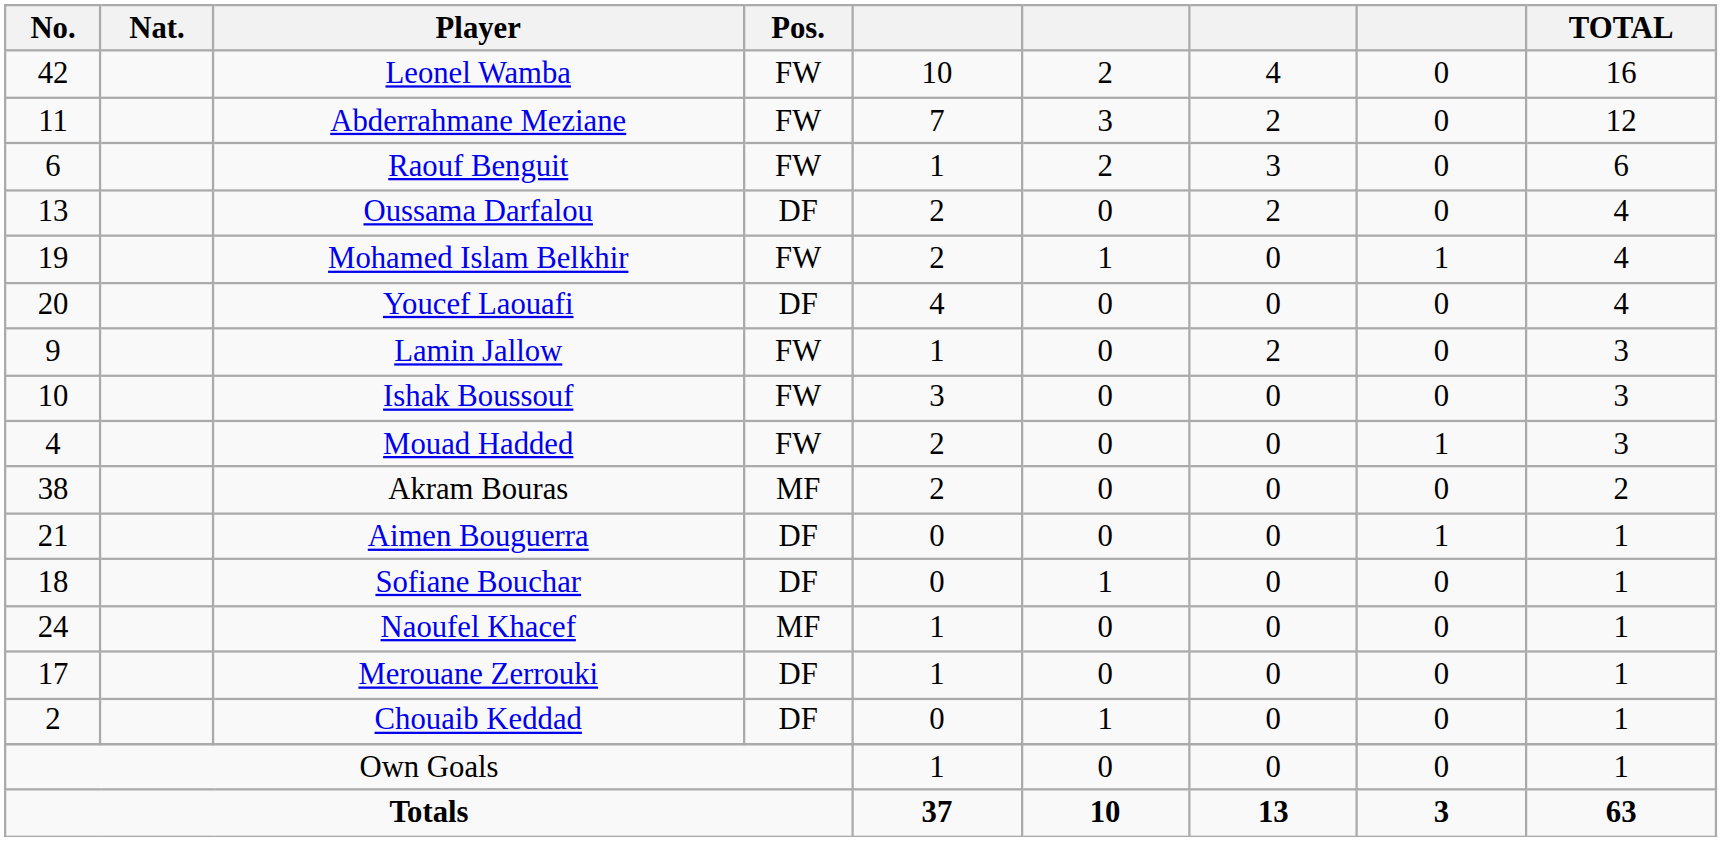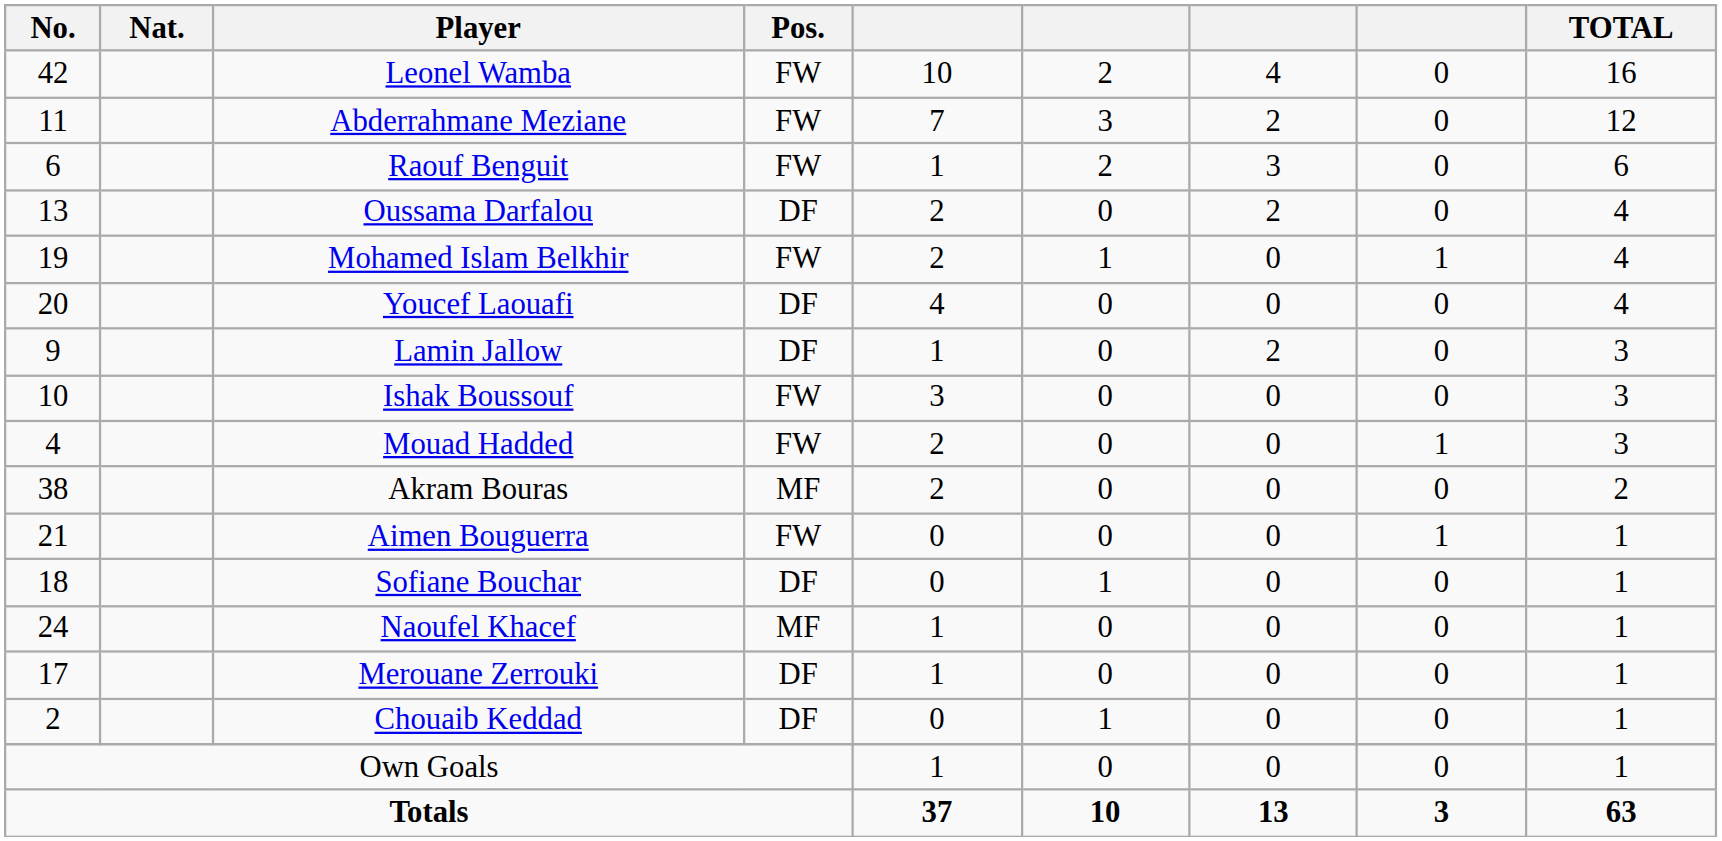(798, 350) FW -> (798, 350) DF
(798, 535) DF -> (798, 535) FW
